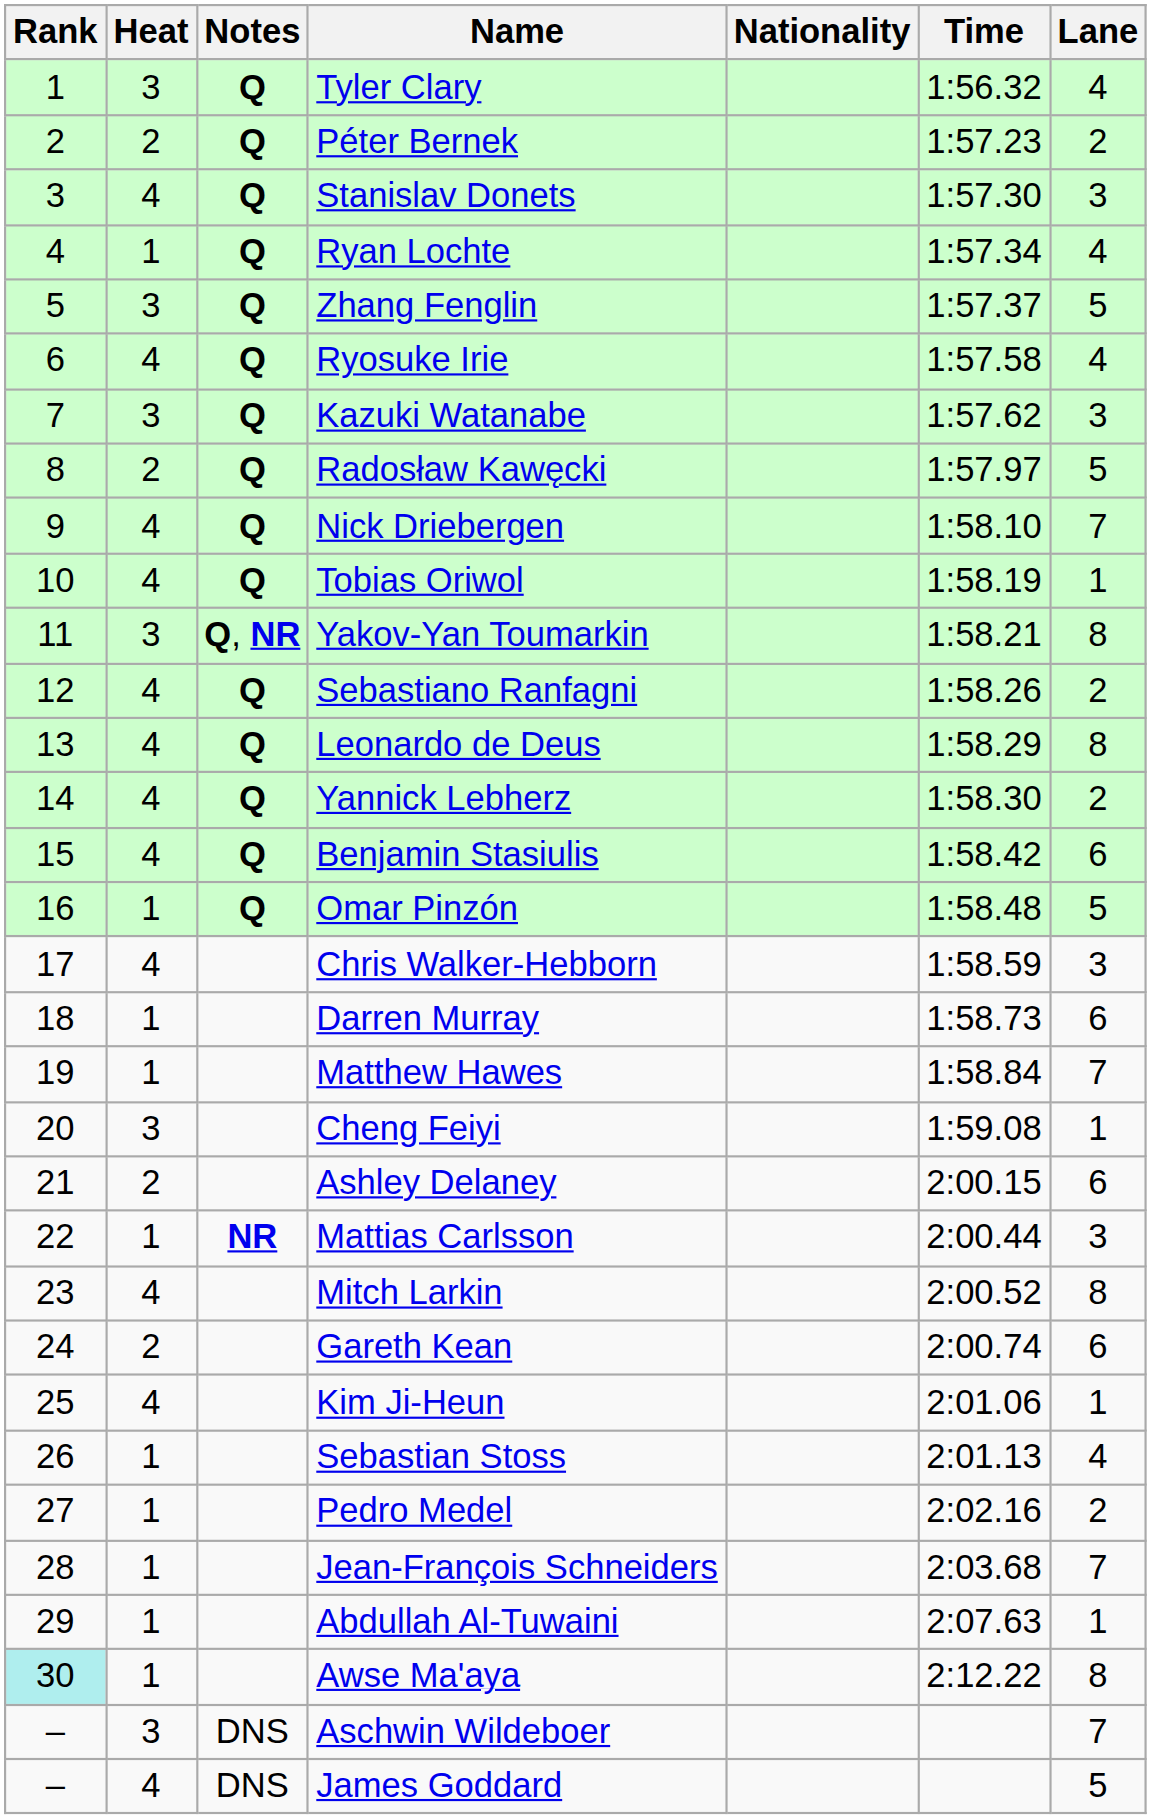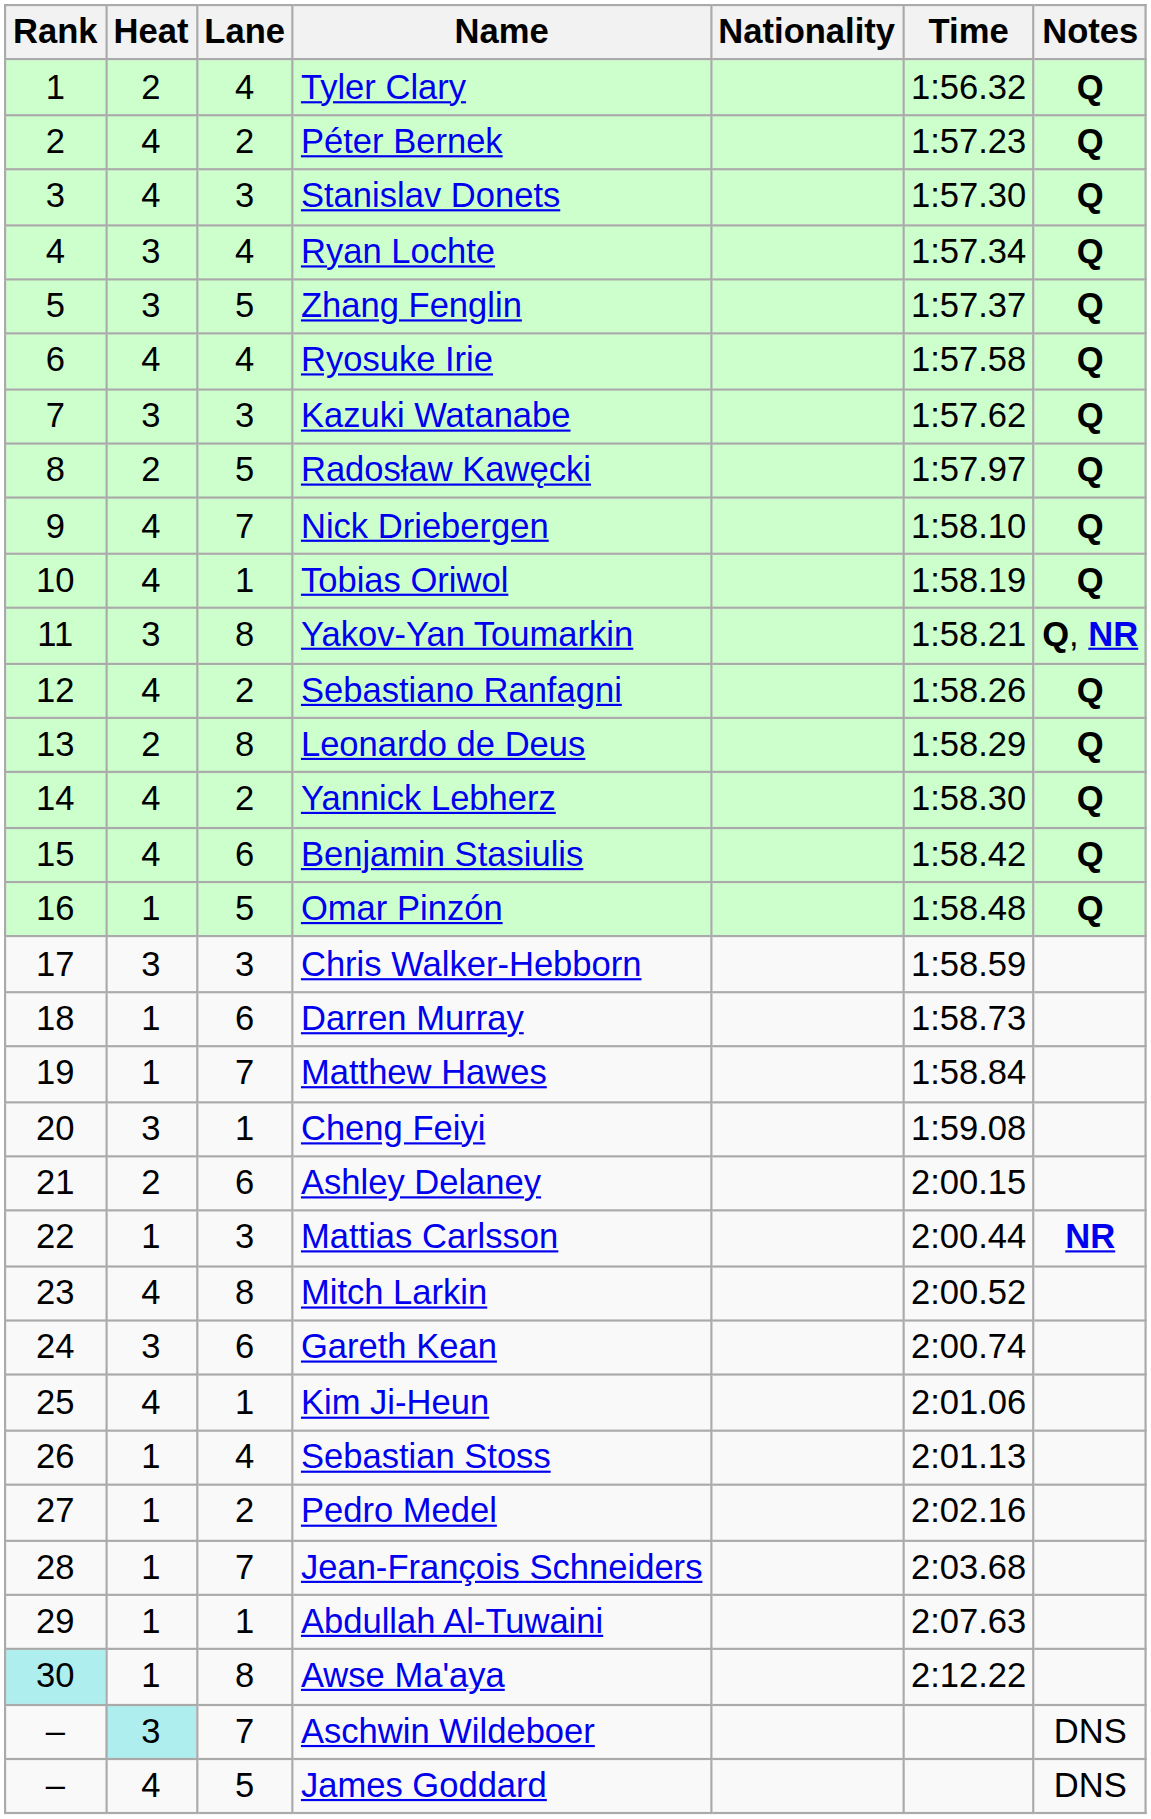columns swapped: (1098, 31) <-> (252, 31)
(151, 86) 3 -> (151, 86) 2
(151, 141) 2 -> (151, 141) 4
(151, 251) 1 -> (151, 251) 3
(151, 744) 4 -> (151, 744) 2
(151, 963) 4 -> (151, 963) 3
(151, 1347) 2 -> (151, 1347) 3
(151, 1731) no background -> (151, 1731) paleturquoise background
